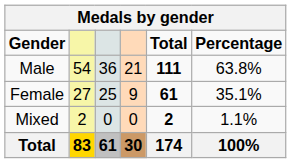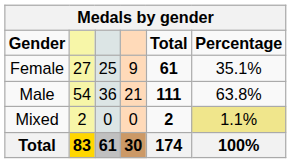rows swapped: (37, 69) <-> (37, 94)
(239, 120) no background -> (239, 120) khaki background
